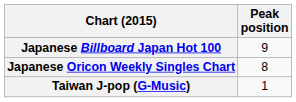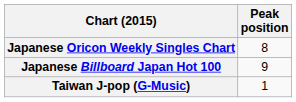rows swapped: (121, 47) <-> (121, 67)
